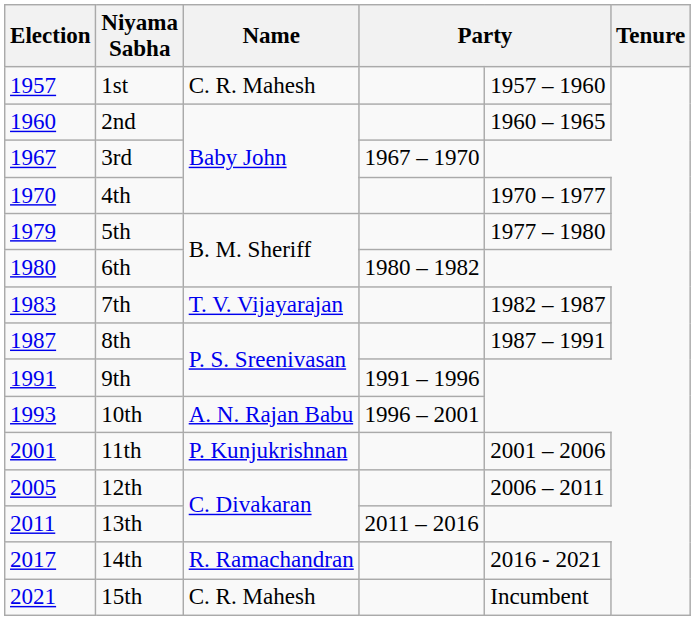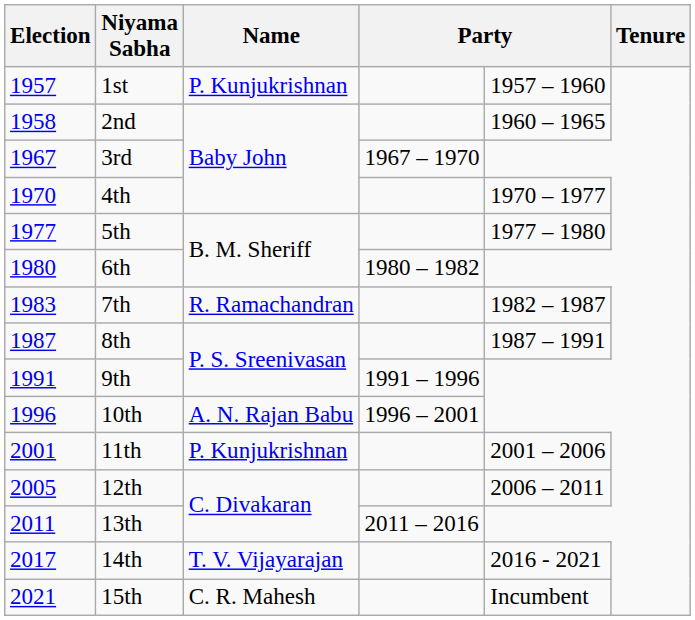(252, 85) C. R. Mahesh -> (268, 85) P. Kunjukrishnan
(33, 121) 1960 -> (33, 121) 1958
(33, 231) 1979 -> (33, 231) 1977
(266, 304) T. V. Vijayarajan -> (271, 304) R. Ramachandran
(33, 414) 1993 -> (33, 414) 1996
(271, 560) R. Ramachandran -> (266, 560) T. V. Vijayarajan
